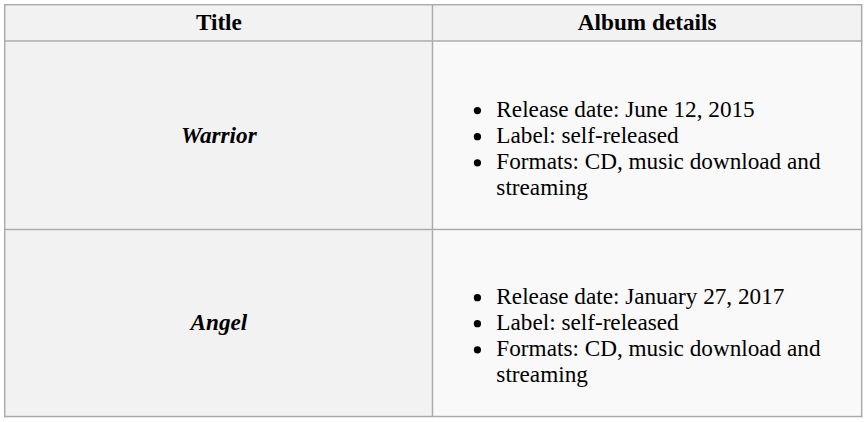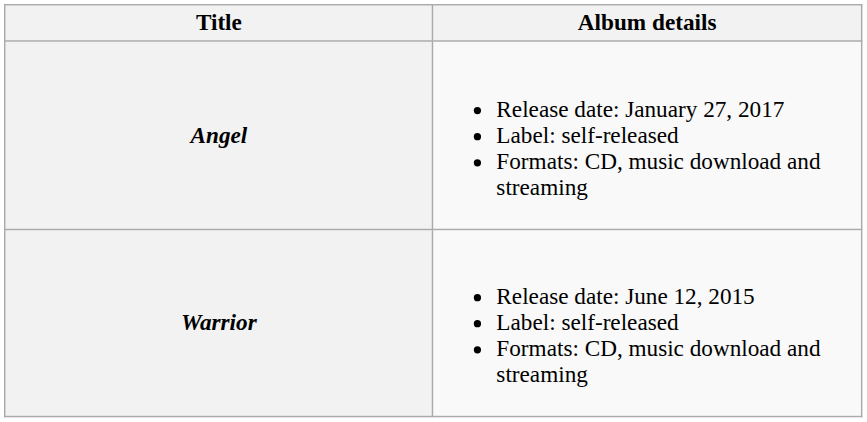rows swapped: (219, 135) <-> (219, 322)
